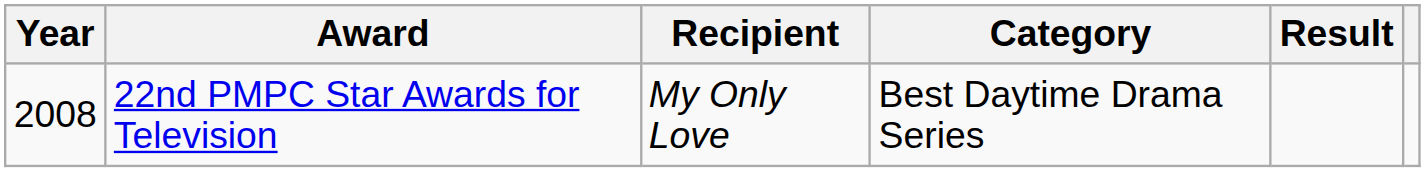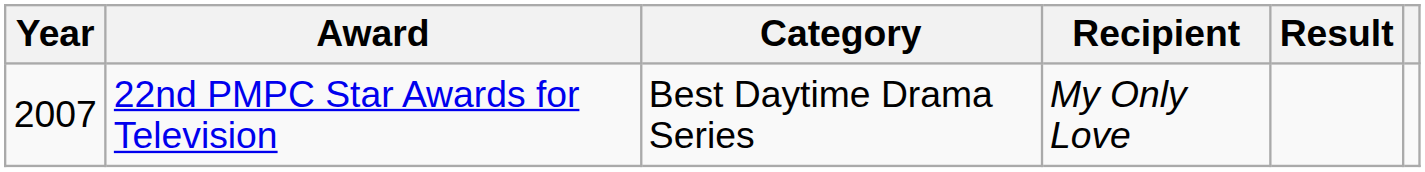columns swapped: (1071, 34) <-> (755, 34)
(55, 114) 2008 -> (55, 114) 2007
